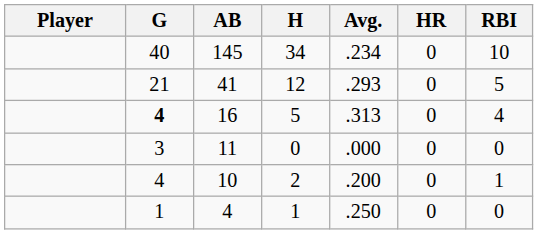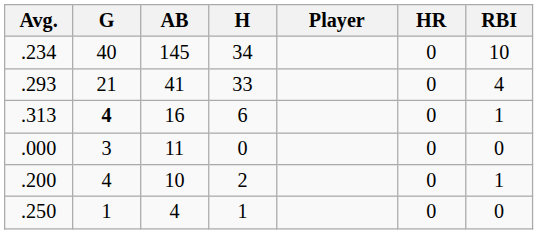columns swapped: (65, 20) <-> (363, 20)
(295, 84) 12 -> (242, 84) 33
(499, 84) 5 -> (499, 84) 4
(295, 116) 5 -> (242, 116) 6
(499, 116) 4 -> (499, 116) 1
